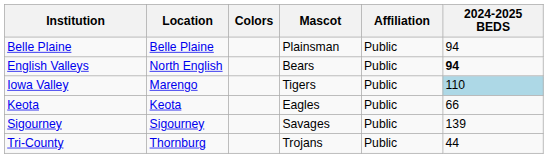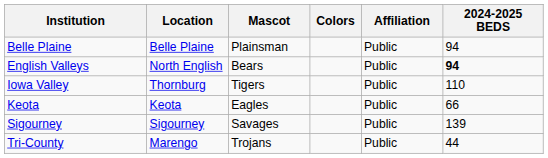columns swapped: (320, 20) <-> (254, 20)
(174, 85) Marengo -> (178, 85) Thornburg
(455, 85) lightblue background -> (455, 85) no background
(178, 143) Thornburg -> (174, 143) Marengo
